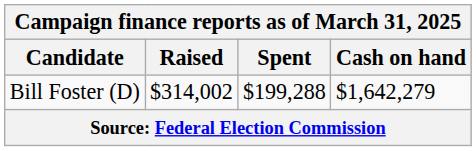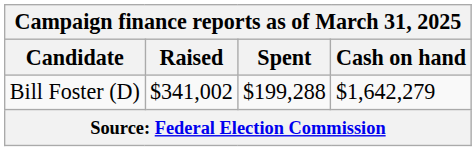(191, 92) $314,002 -> (191, 92) $341,002
